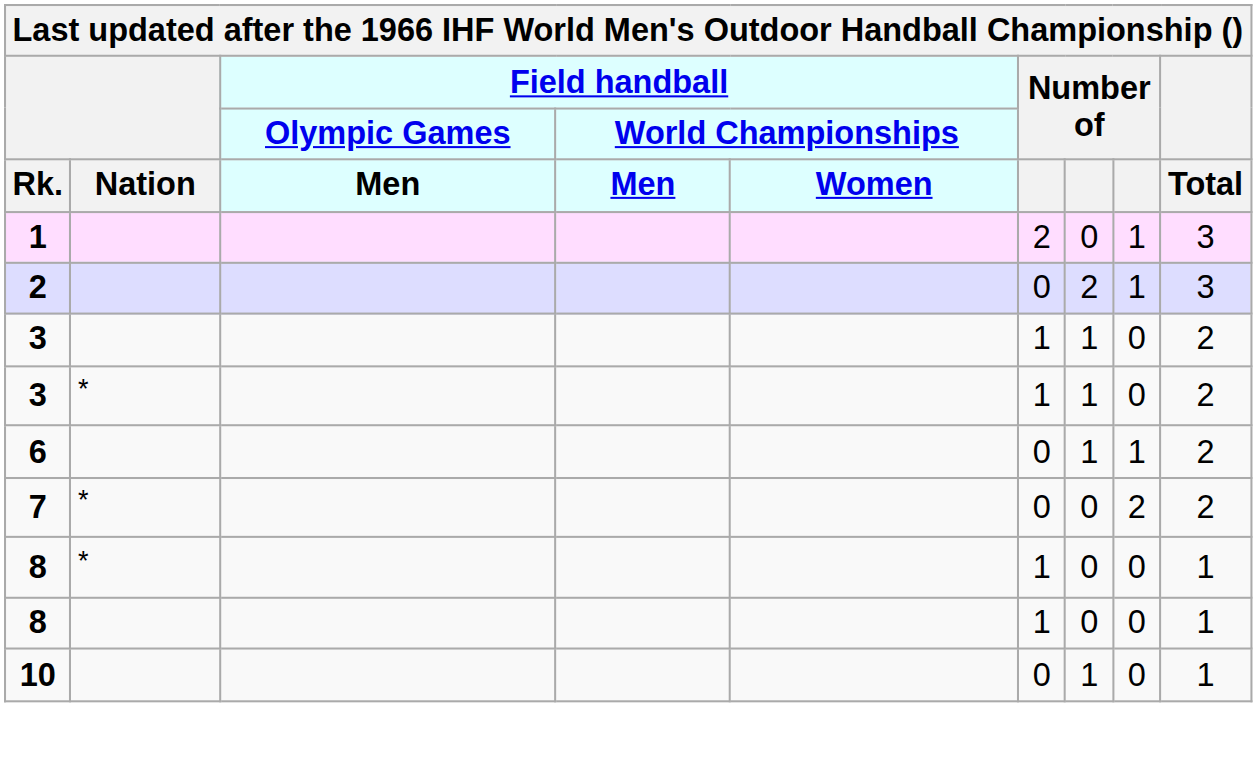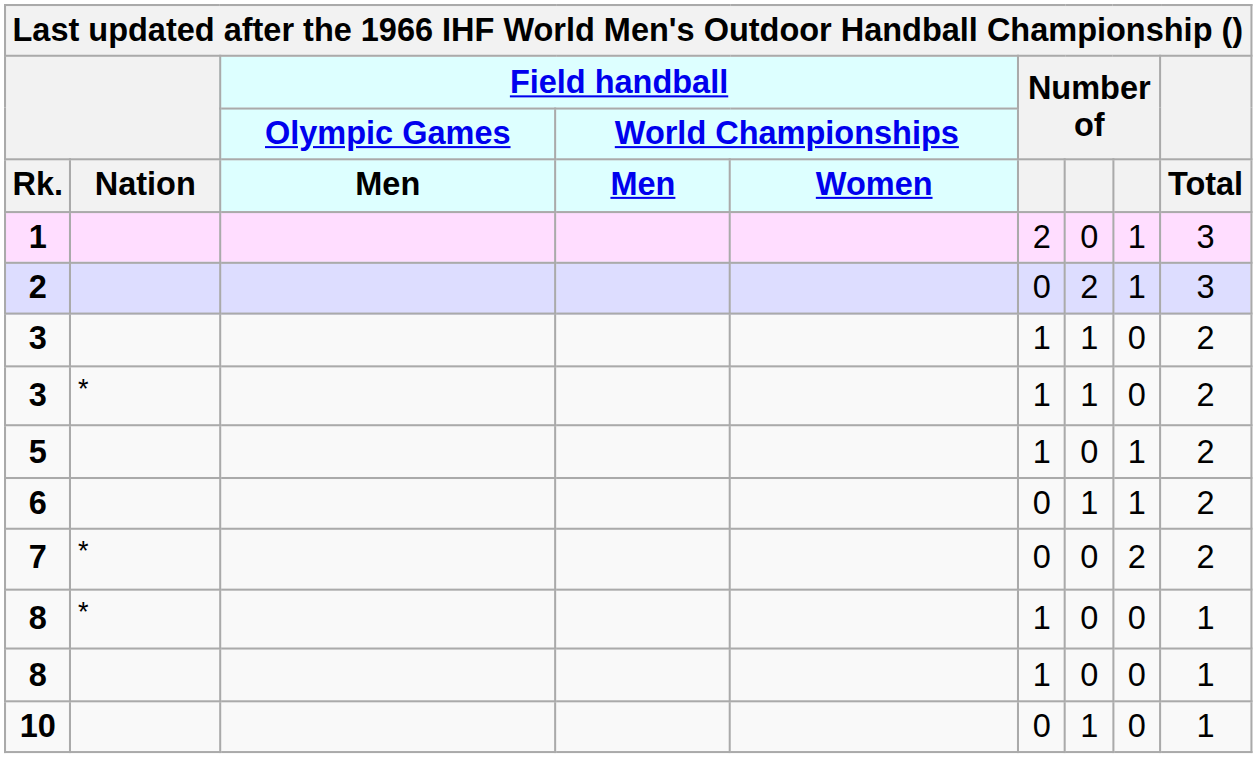+ row: (38, 451)
